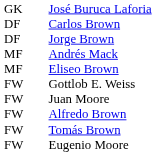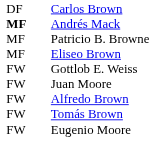- row: (100, 8)
- row: (81, 38)
(13, 54) normal -> (16, 23) bold
+ row: (100, 38)
